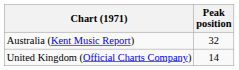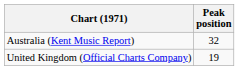(214, 57) 14 -> (214, 57) 19
